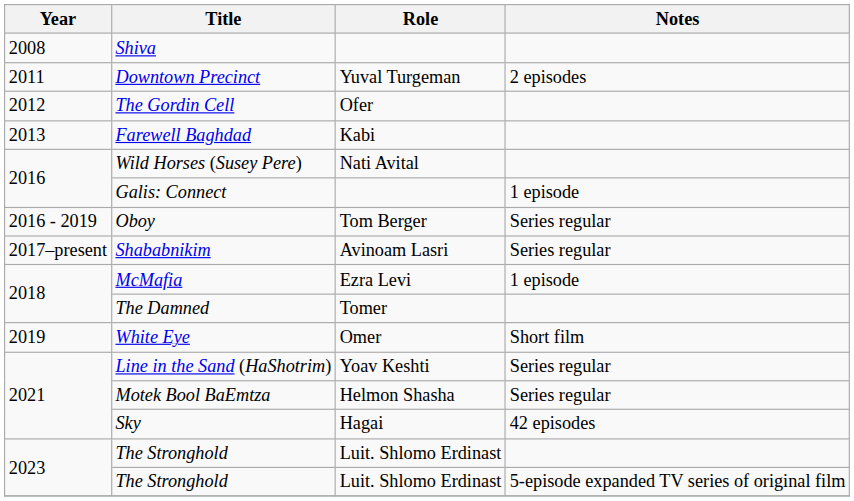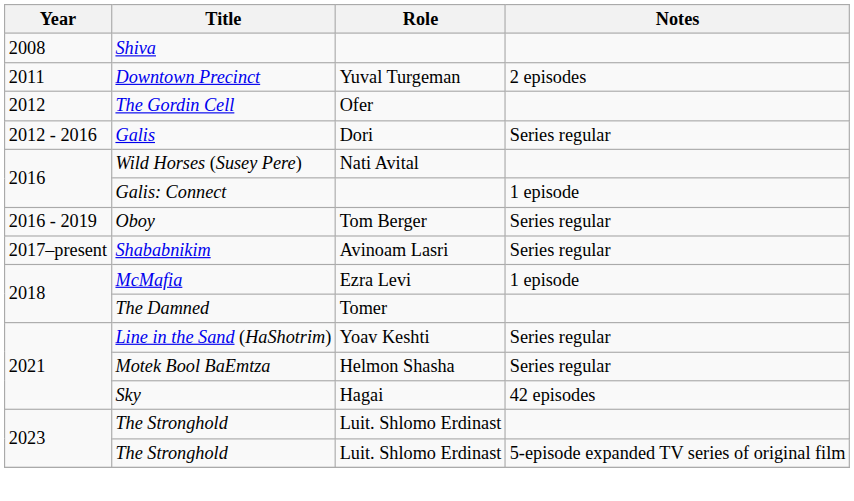+ row: (135, 134)
- row: (183, 134)
- row: (153, 337)
